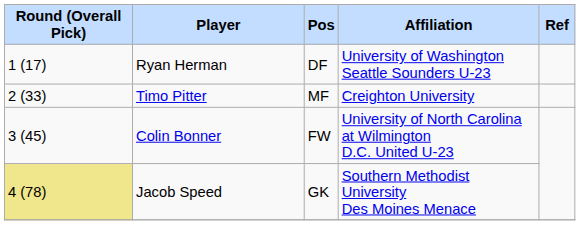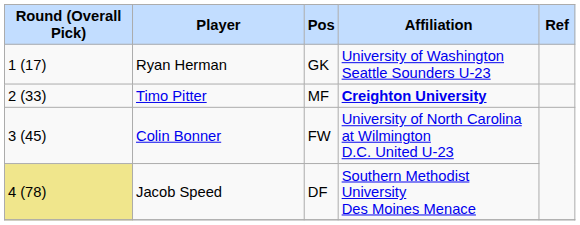(318, 64) DF -> (318, 64) GK
(408, 96) normal -> (414, 96) bold
(318, 192) GK -> (318, 192) DF
